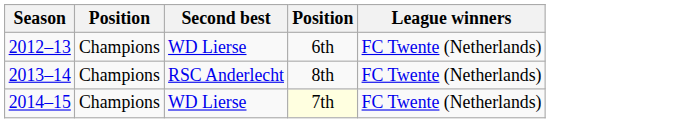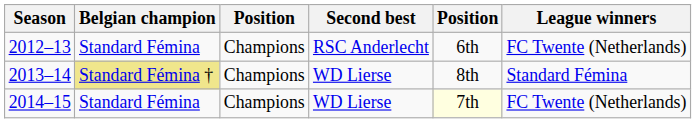+ column: (147, 18)
(207, 46) WD Lierse -> (371, 46) RSC Anderlecht
(226, 74) RSC Anderlecht -> (352, 74) WD Lierse
(452, 74) FC Twente (Netherlands) -> (567, 74) Standard Fémina
